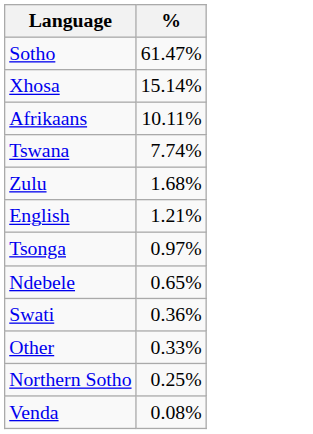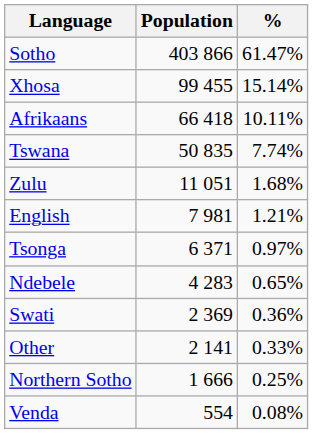+ column: (187, 20)
